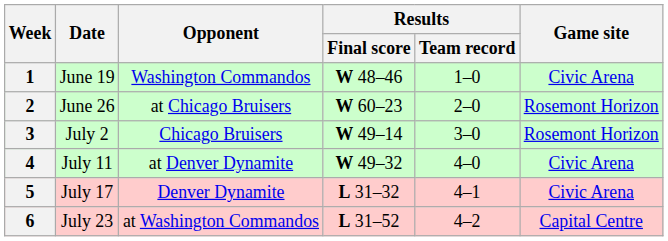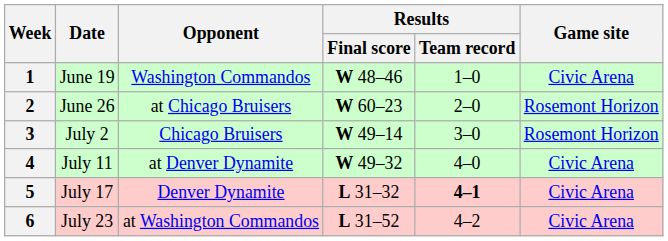(467, 191) normal -> (467, 191) bold
(591, 220) Capital Centre -> (591, 220) Civic Arena
